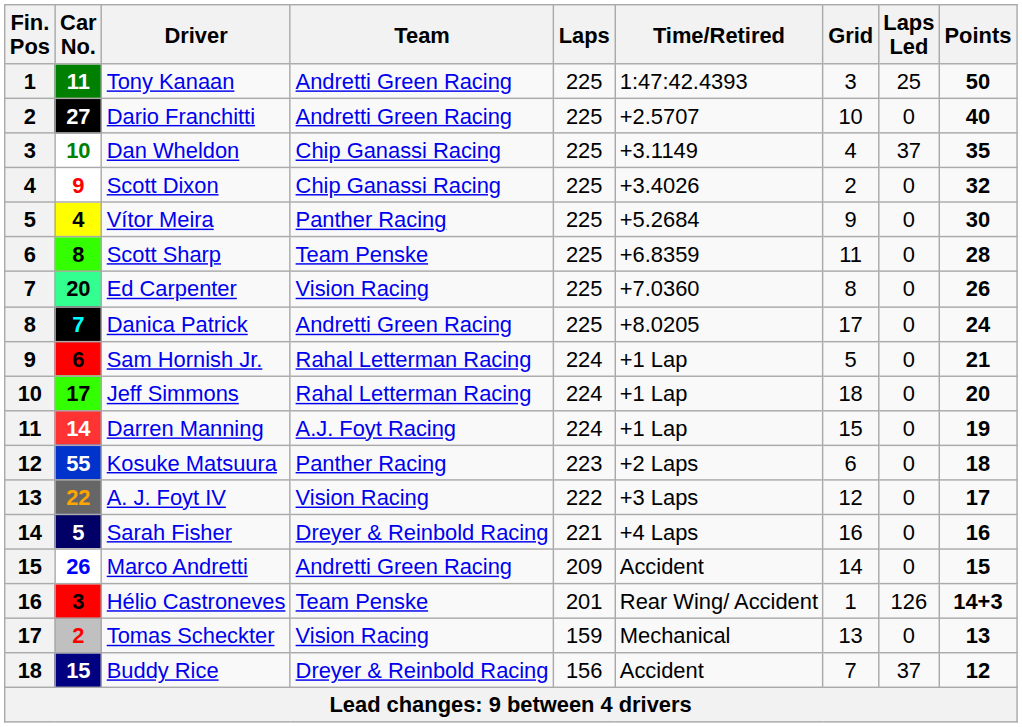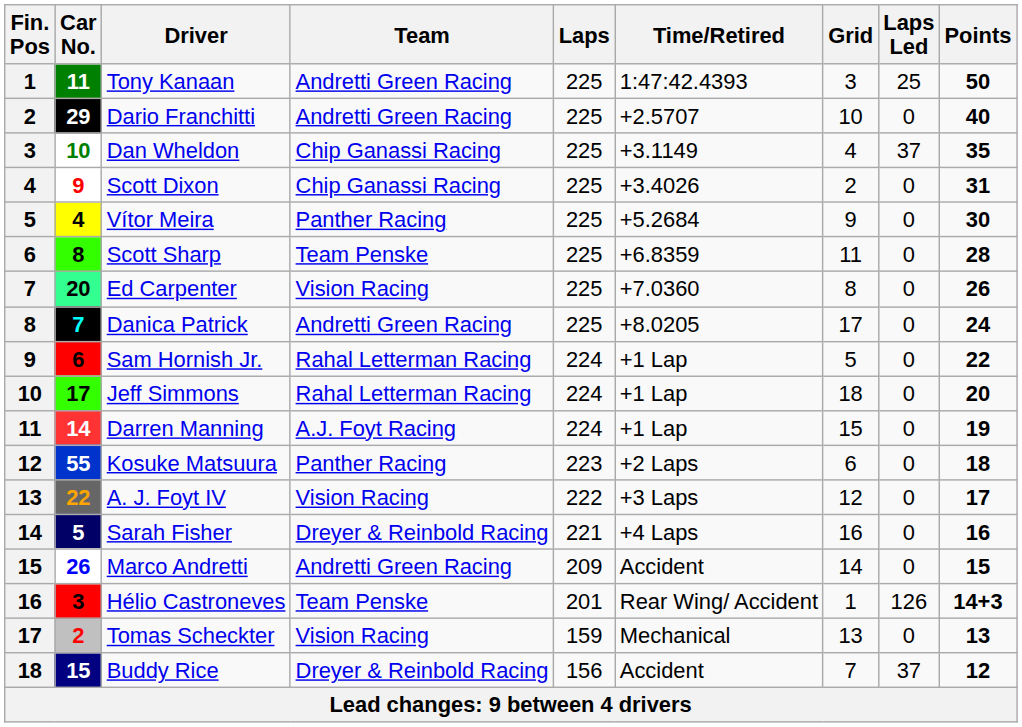(78, 116) 27 -> (78, 116) 29
(978, 185) 32 -> (978, 185) 31
(978, 359) 21 -> (978, 359) 22
